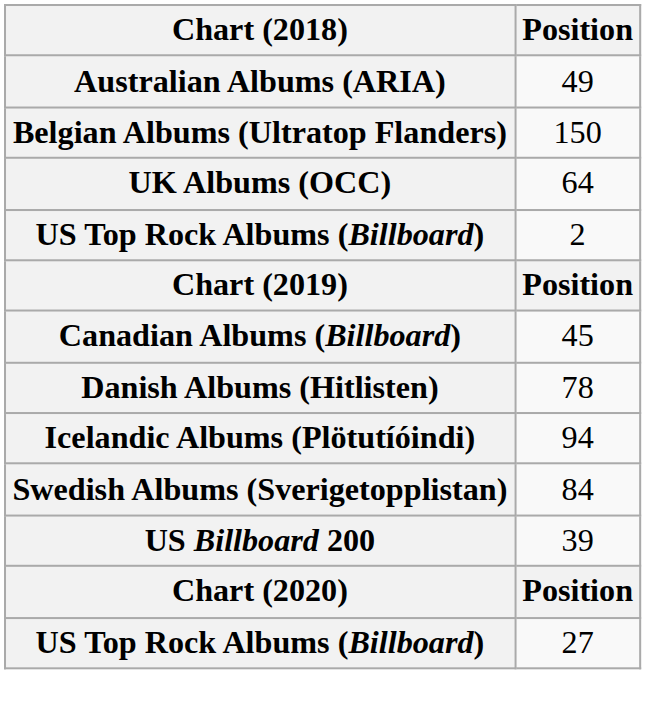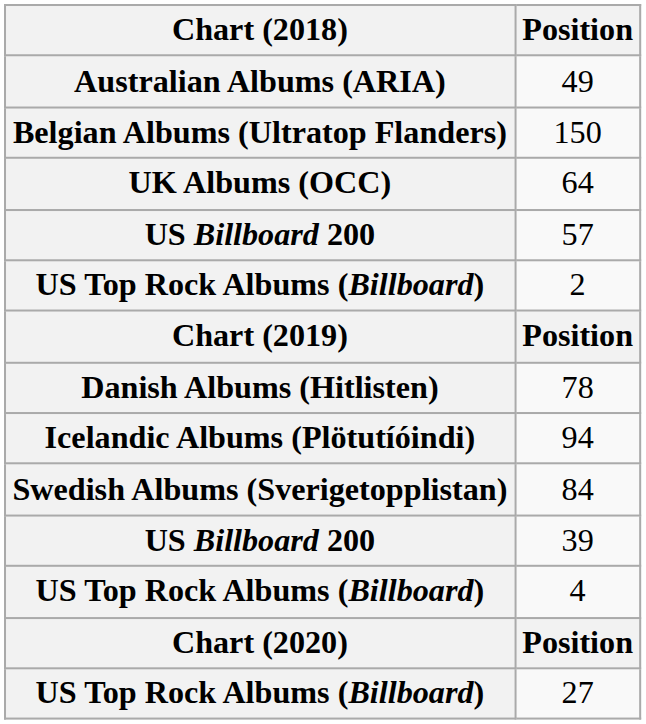+ row: (578, 234)
- row: (578, 336)
+ row: (578, 591)
